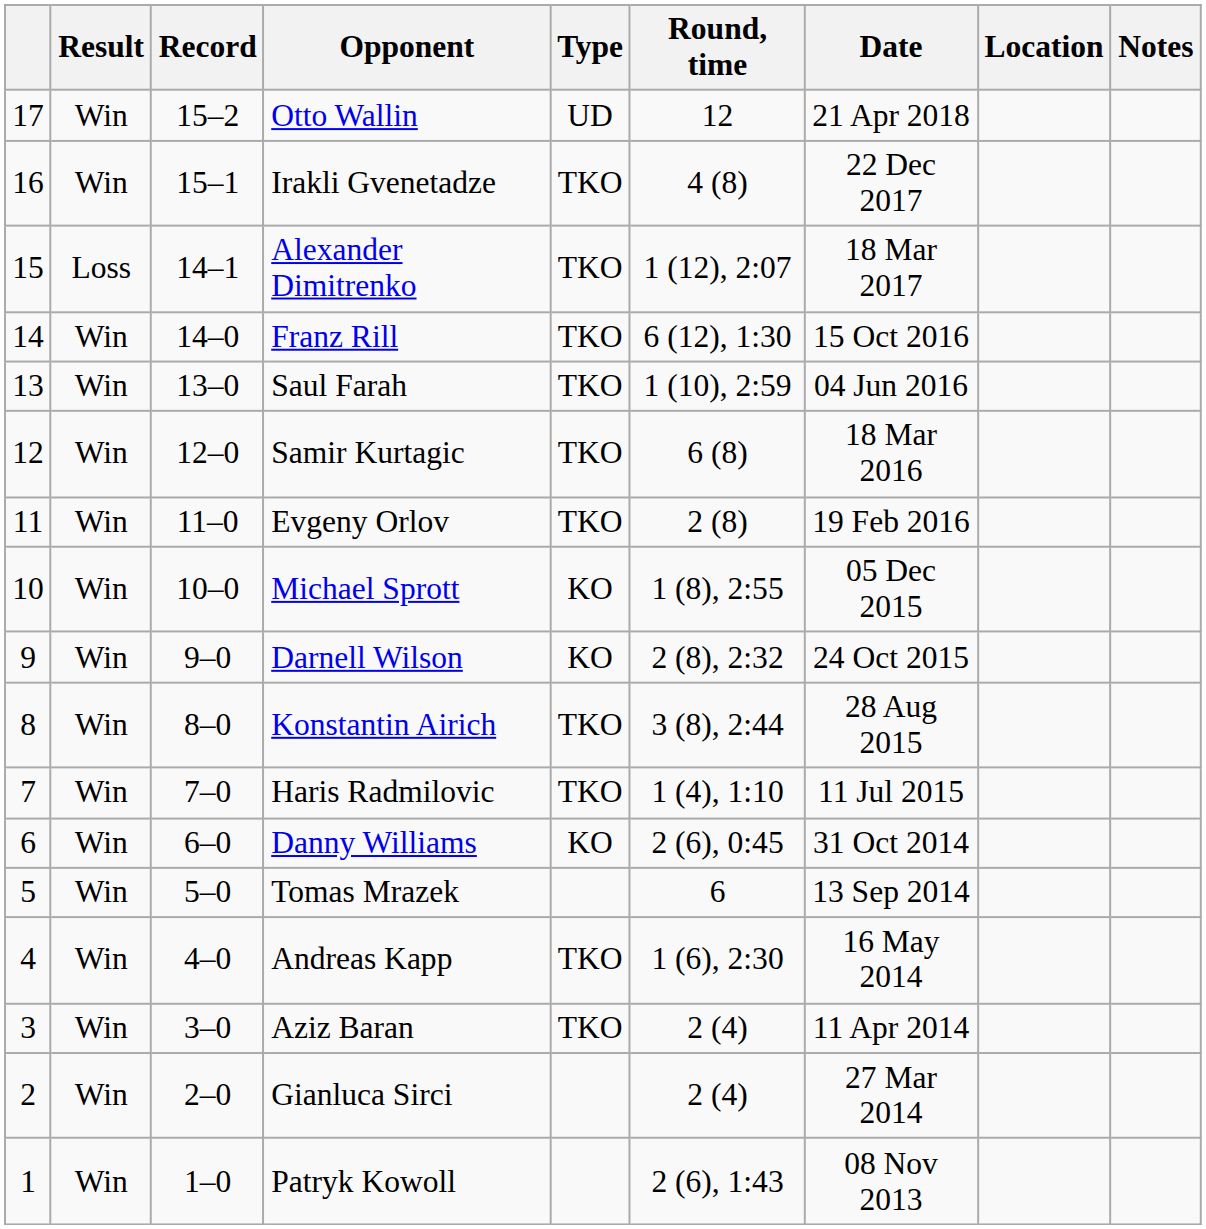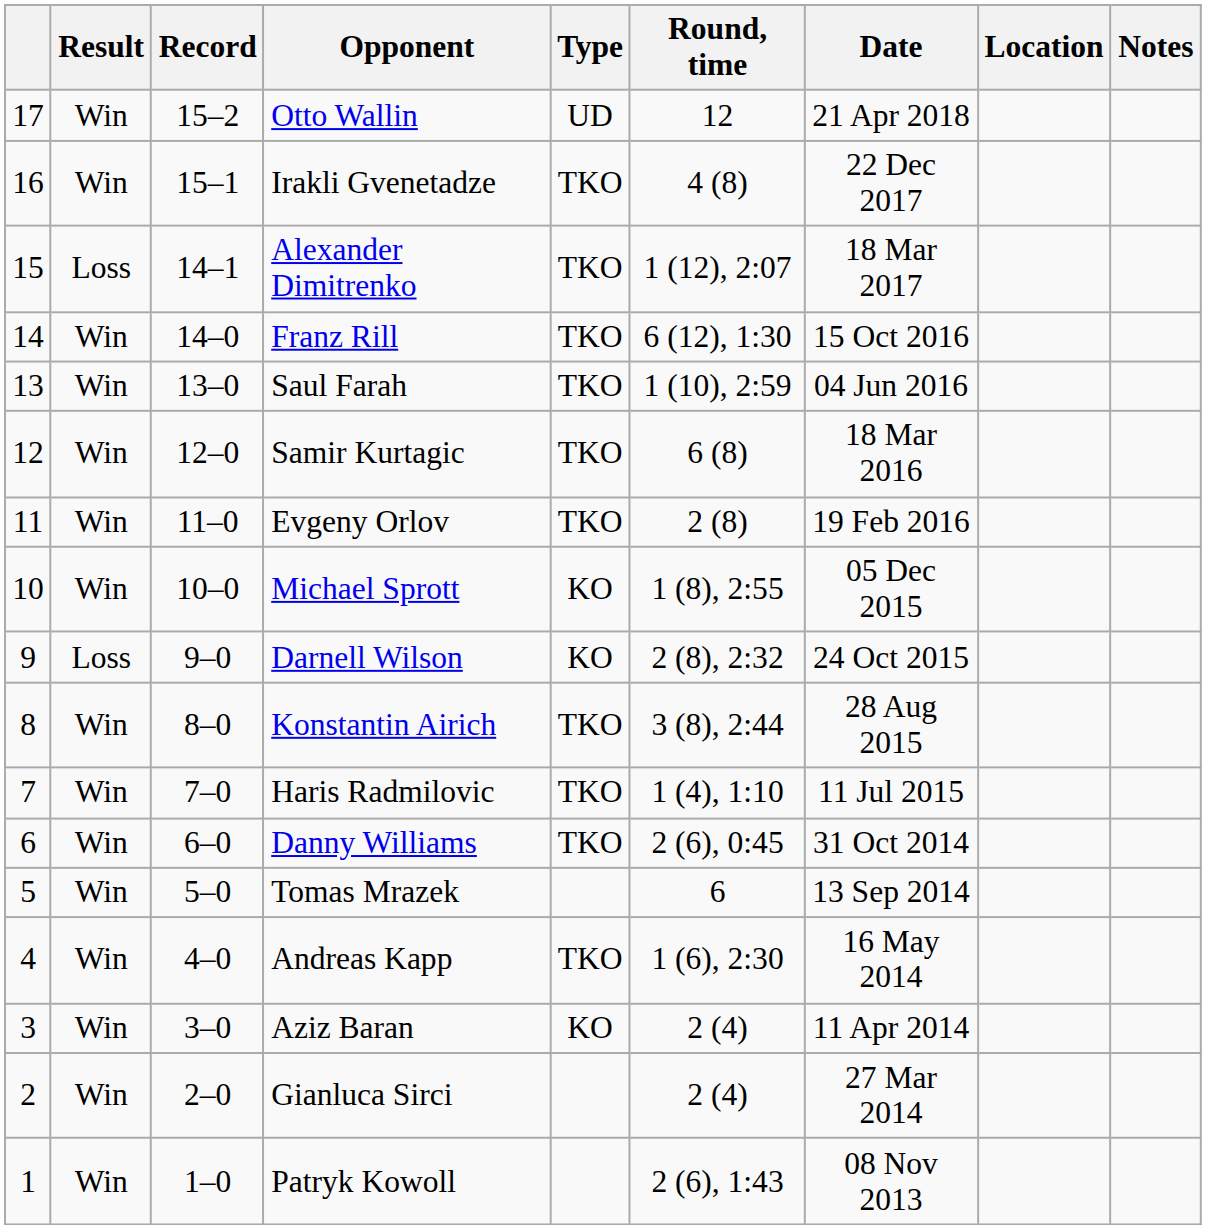(101, 656) Win -> (101, 656) Loss
(590, 842) KO -> (590, 842) TKO
(590, 1027) TKO -> (590, 1027) KO
